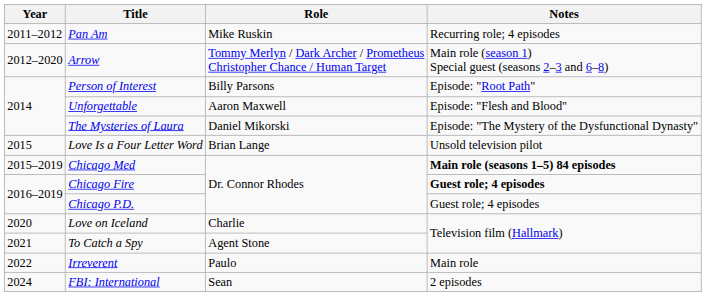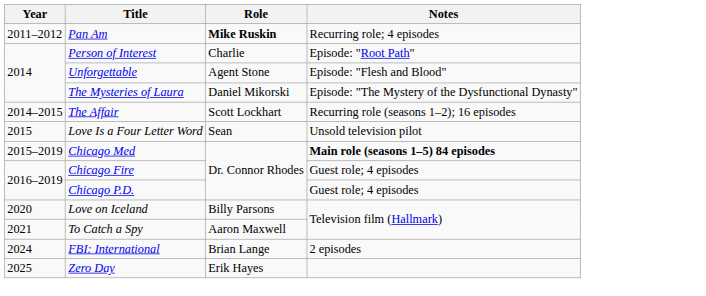(240, 33) normal -> (242, 33) bold
- row: (84, 60)
(241, 86) Billy Parsons -> (226, 53) Charlie
(247, 106) Aaron Maxwell -> (239, 72) Agent Stone
+ row: (93, 111)
(239, 145) Brian Lange -> (220, 131) Sean
(487, 184) bold -> (364, 170) normal
(226, 223) Charlie -> (241, 209) Billy Parsons
(239, 243) Agent Stone -> (247, 229) Aaron Maxwell
- row: (93, 262)
(220, 282) Sean -> (239, 248) Brian Lange
+ row: (92, 268)
